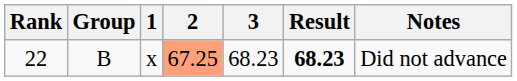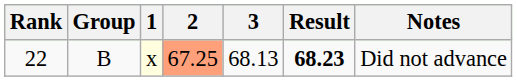(152, 57) no background -> (152, 57) lightyellow background
(253, 57) 68.23 -> (253, 57) 68.13
